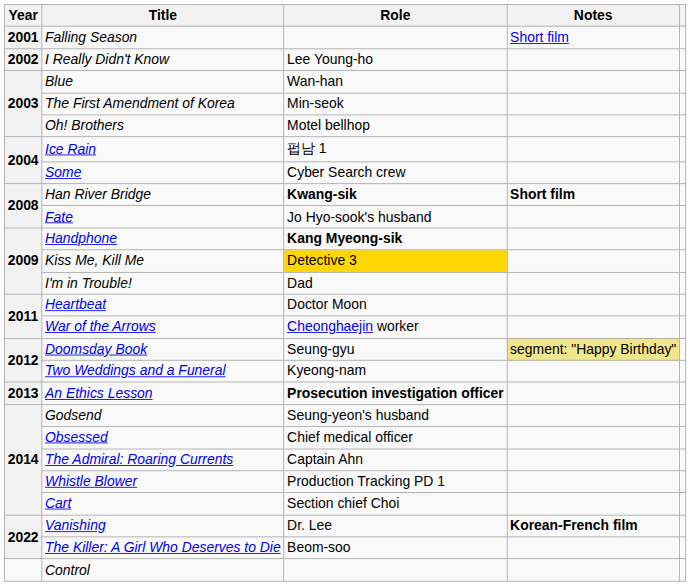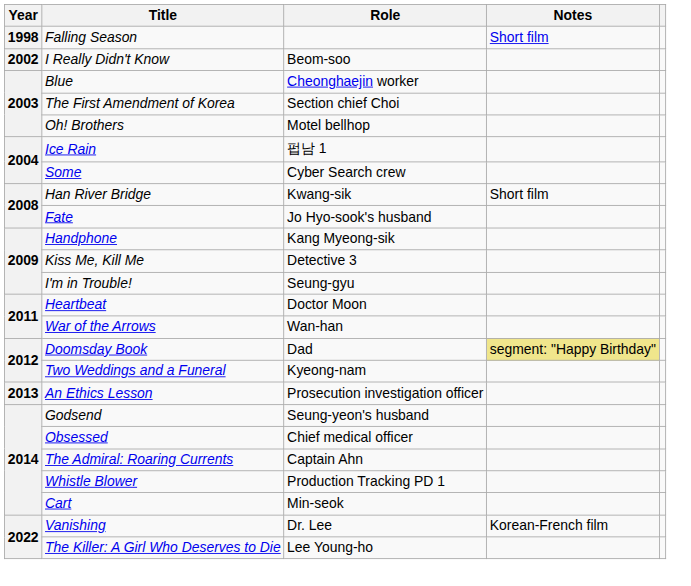(23, 37) 2001 -> (23, 37) 1998
(330, 59) Lee Young-ho -> (319, 59) Beom-soo
(315, 81) Wan-han -> (353, 81) Cheonghaejin worker
(315, 103) Min-seok -> (343, 103) Section chief Choi
(322, 194) bold -> (319, 194) normal
(543, 194) bold -> (519, 194) normal
(345, 238) bold -> (341, 238) normal
(322, 260) gold background -> (322, 260) no background
(300, 283) Dad -> (321, 283) Seung-gyu
(353, 327) Cheonghaejin worker -> (315, 327) Wan-han
(321, 349) Seung-gyu -> (300, 349) Dad
(395, 393) bold -> (385, 393) normal
(343, 503) Section chief Choi -> (315, 503) Min-seok
(574, 525) bold -> (549, 525) normal
(319, 547) Beom-soo -> (330, 547) Lee Young-ho
- row: (67, 570)
